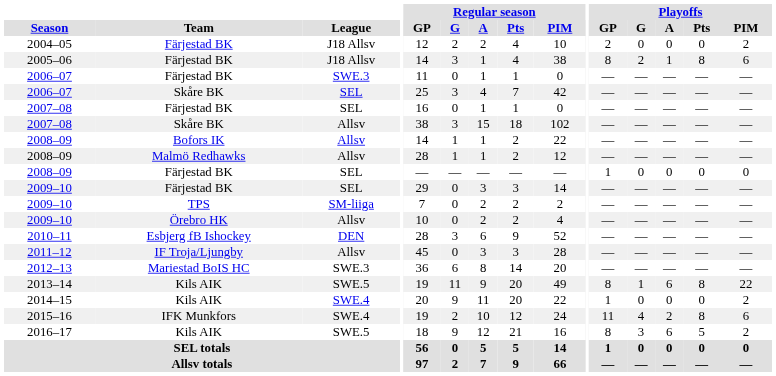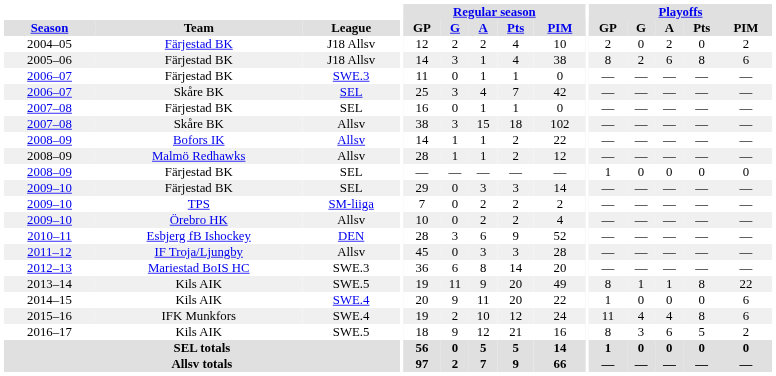(669, 44) 0 -> (669, 44) 2
(669, 60) 1 -> (669, 60) 6
(669, 284) 6 -> (669, 284) 1
(746, 300) 2 -> (746, 300) 6
(669, 316) 2 -> (669, 316) 4
